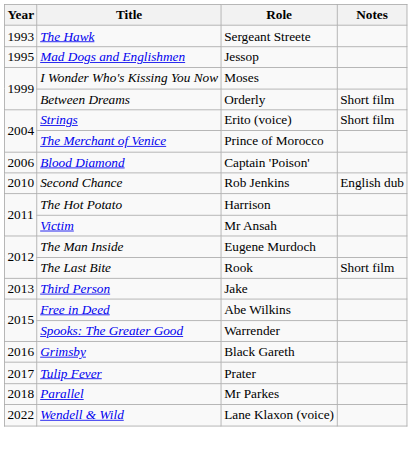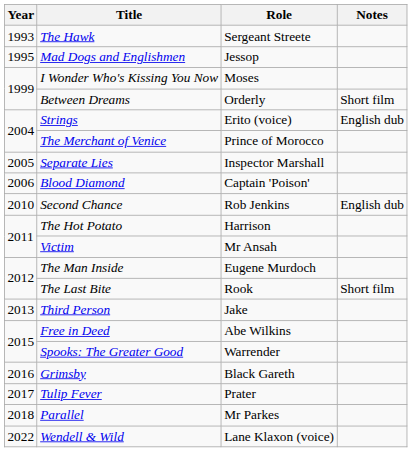(367, 120) Short film -> (372, 120) English dub
+ row: (76, 162)
